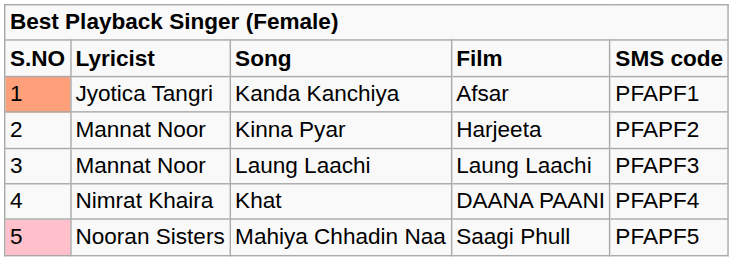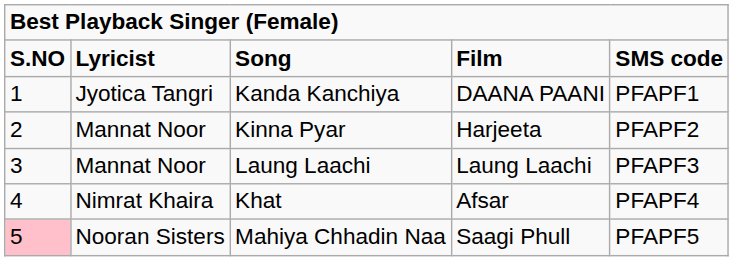(16, 93) lightsalmon background -> (16, 93) no background
(482, 93) Afsar -> (531, 93) DAANA PAANI
(531, 201) DAANA PAANI -> (482, 201) Afsar
